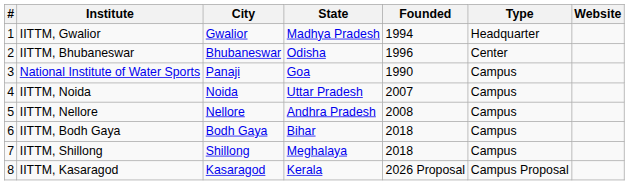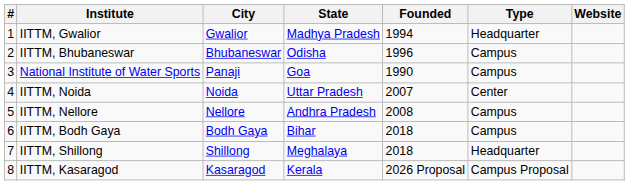(489, 53) Center -> (494, 53) Campus
(494, 92) Campus -> (489, 92) Center
(494, 151) Campus -> (505, 151) Headquarter
